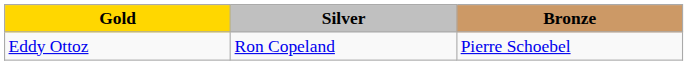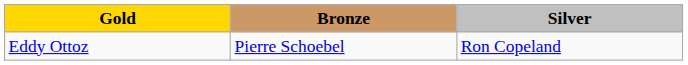columns swapped: (344, 18) <-> (570, 18)
